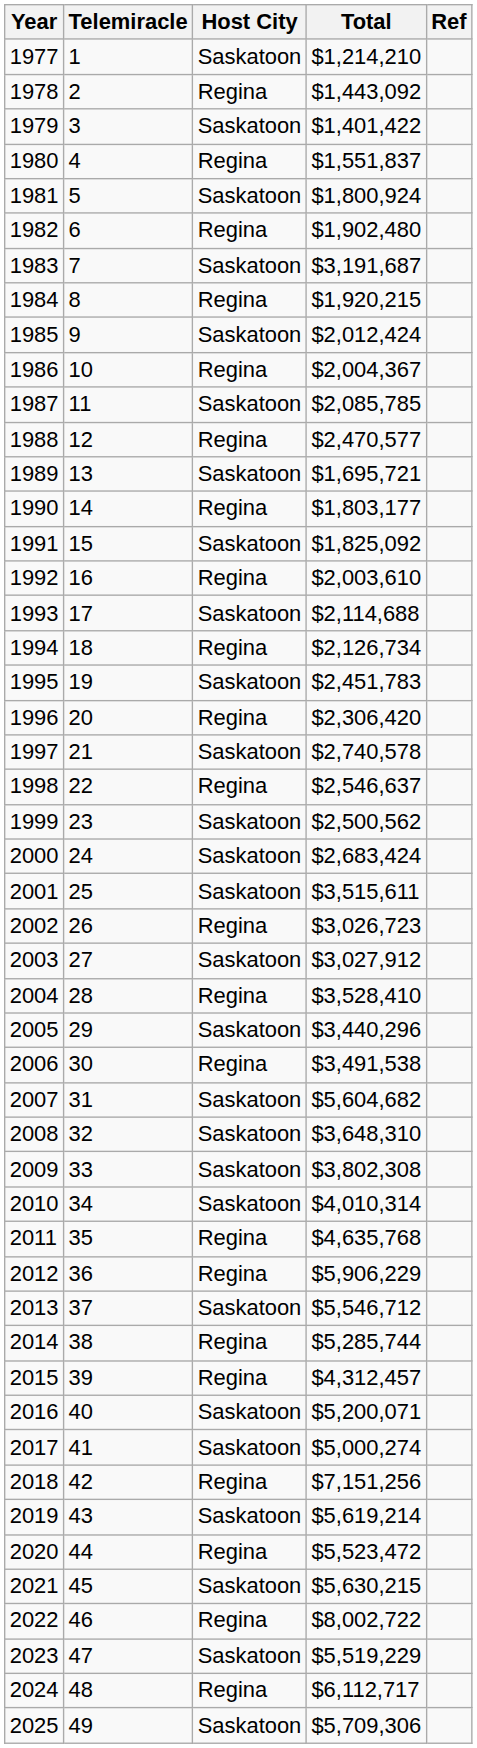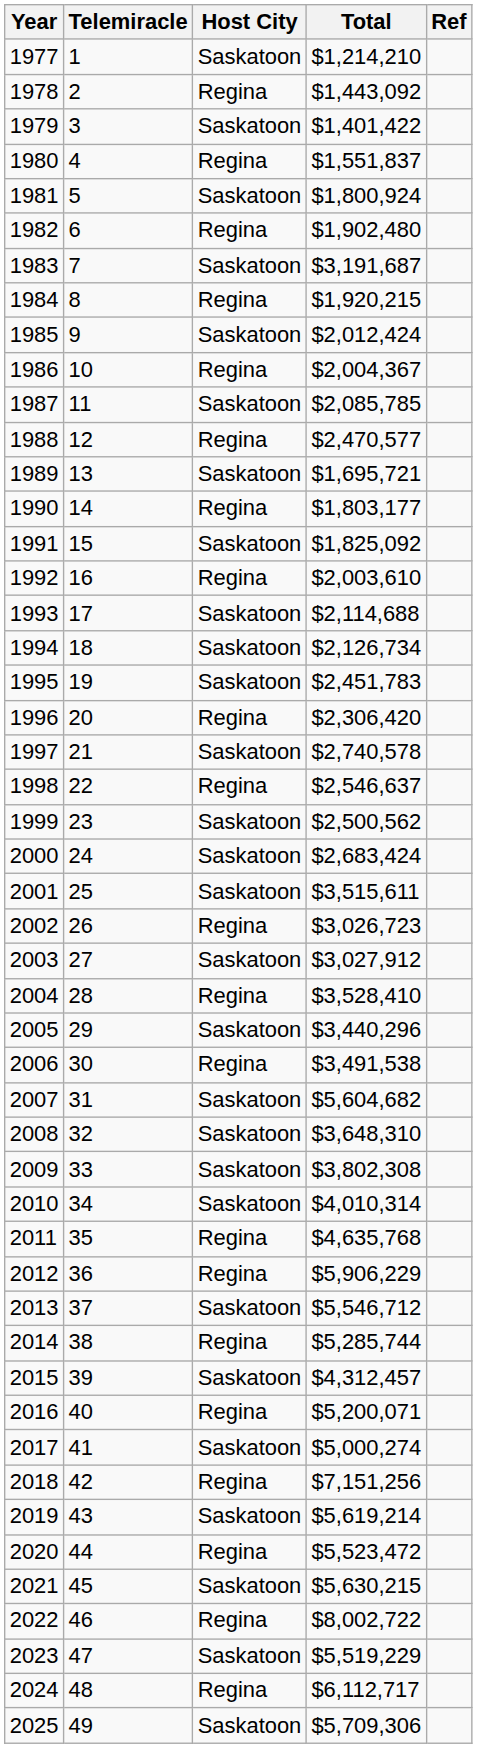(232, 647) Regina -> (250, 647) Saskatoon
(232, 1377) Regina -> (250, 1377) Saskatoon
(250, 1412) Saskatoon -> (232, 1412) Regina
